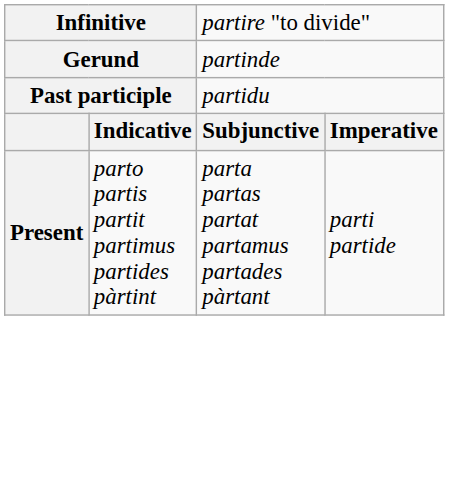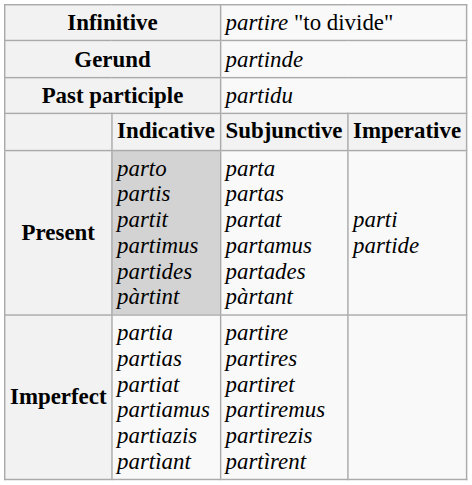(135, 232) no background -> (158, 232) lightgrey background
+ row: (58, 397)
